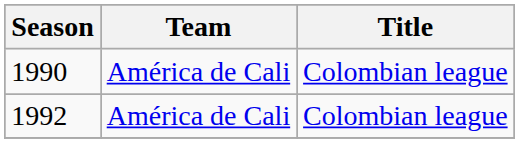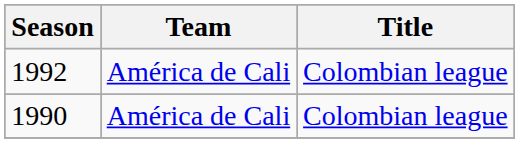rows swapped: (39, 71) <-> (39, 115)
